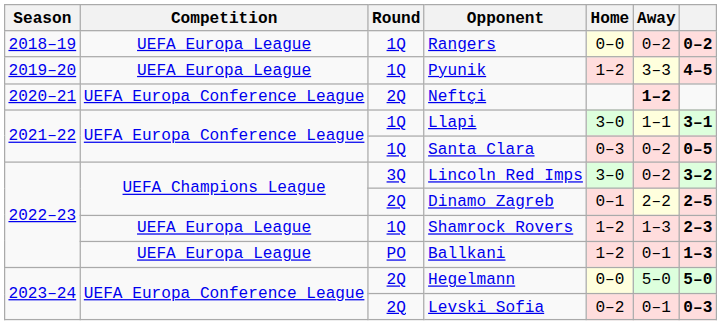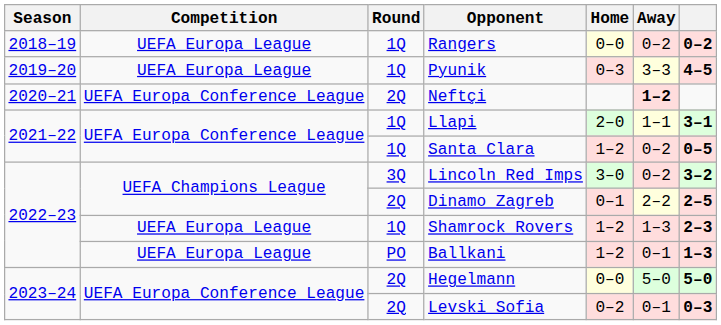(610, 70) 1–2 -> (610, 70) 0–3
(610, 123) 3–0 -> (610, 123) 2–0
(610, 149) 0–3 -> (610, 149) 1–2
